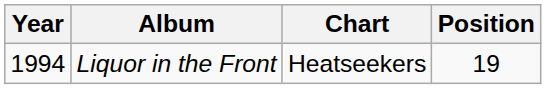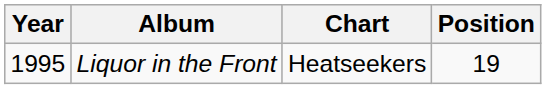(38, 63) 1994 -> (38, 63) 1995
